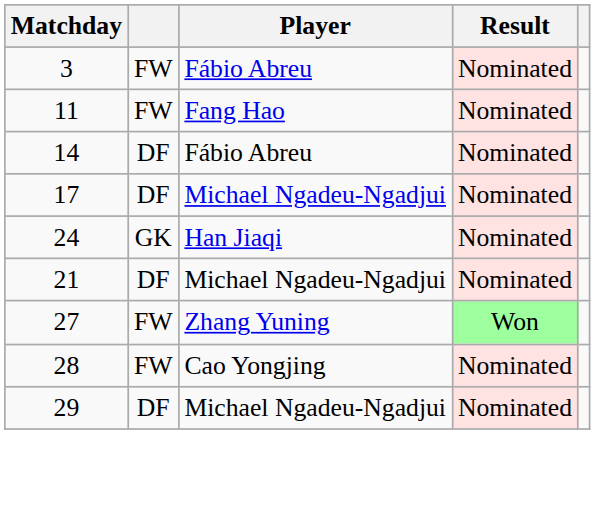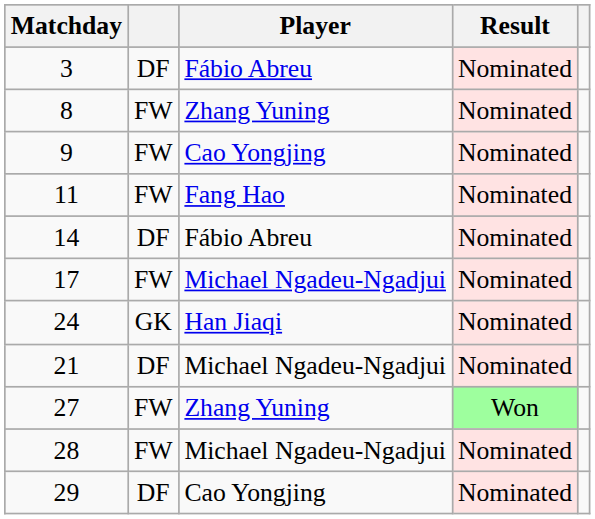(153, 68) FW -> (153, 68) DF
+ row: (66, 110)
+ row: (66, 152)
(153, 195) DF -> (153, 279) FW
(255, 364) Cao Yongjing -> (315, 449) Michael Ngadeu-Ngadjui
(315, 407) Michael Ngadeu-Ngadjui -> (255, 491) Cao Yongjing
